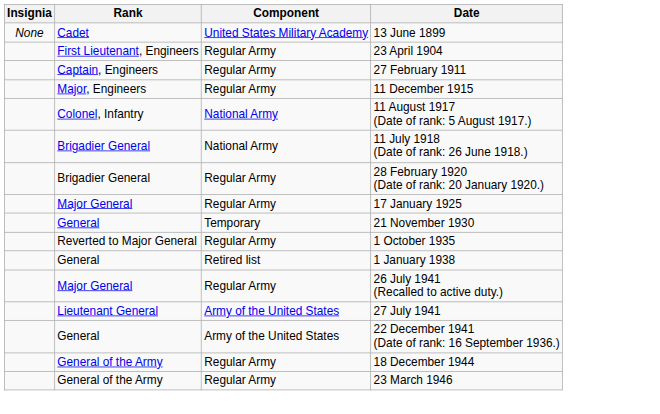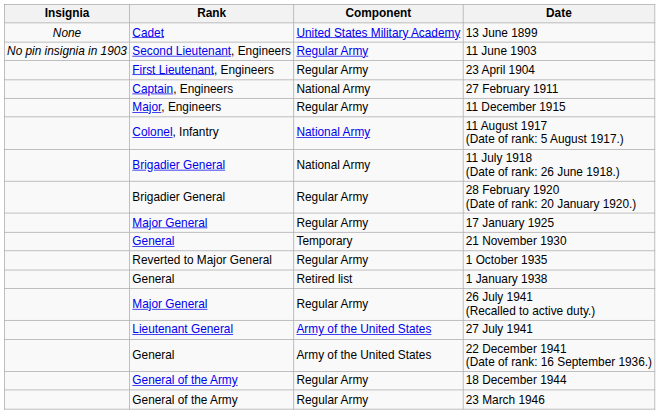+ row: (501, 51)
(240, 70) Regular Army -> (333, 88) National Army
